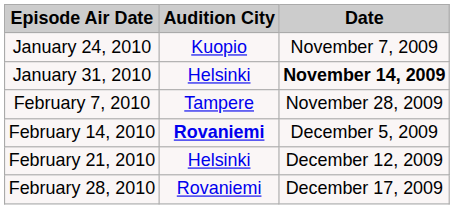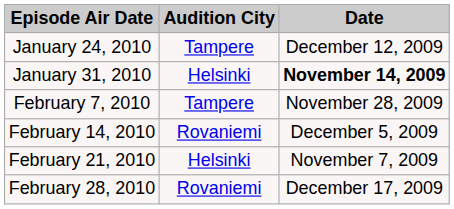(219, 47) Kuopio -> (219, 47) Tampere
(364, 47) November 7, 2009 -> (364, 47) December 12, 2009
(219, 132) bold -> (219, 132) normal
(364, 160) December 12, 2009 -> (364, 160) November 7, 2009
